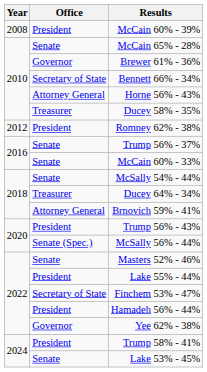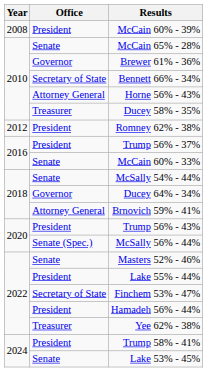(46, 144) Senate -> (52, 144) President
(52, 194) Treasurer -> (52, 194) Governor
(52, 326) Governor -> (52, 326) Treasurer
